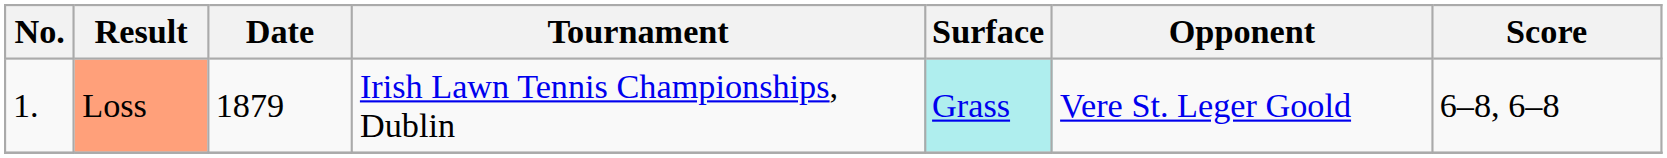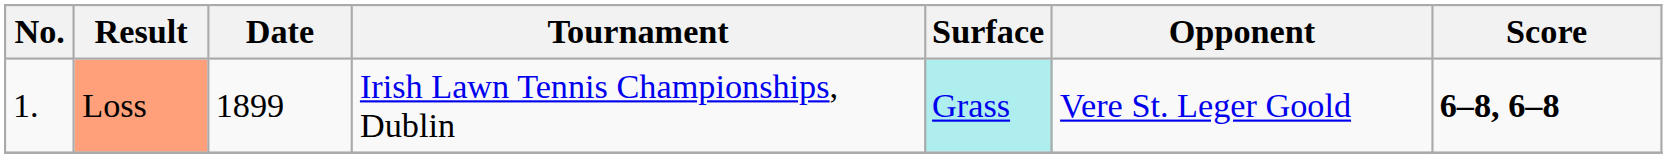(250, 105) 1879 -> (250, 105) 1899
(1500, 105) normal -> (1500, 105) bold
